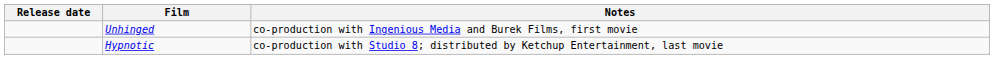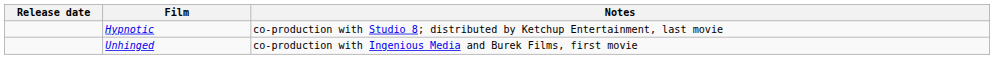rows swapped: (130, 29) <-> (130, 46)
